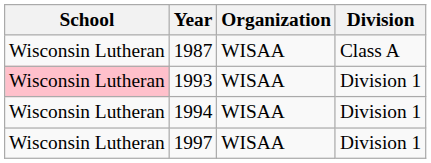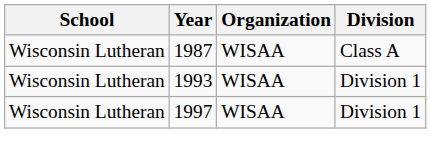(87, 81) pink background -> (87, 81) no background
- row: (193, 111)
